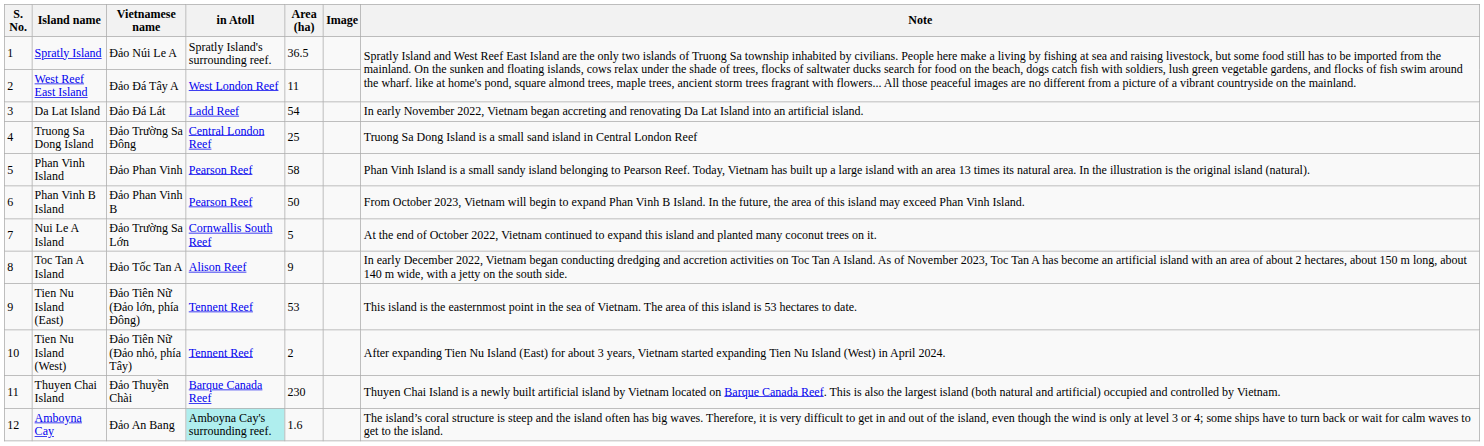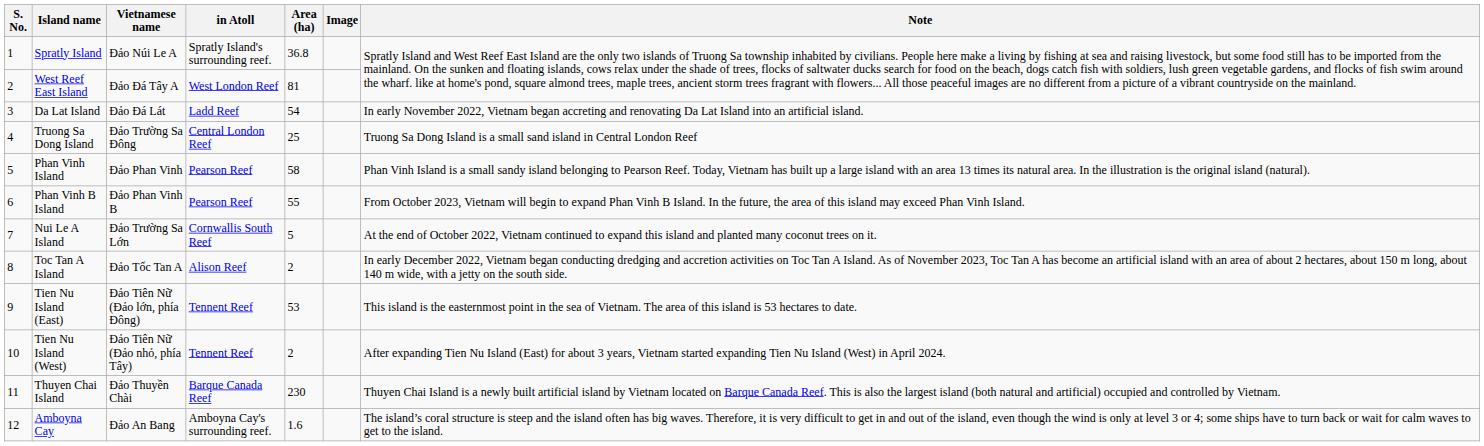(298, 53) 36.5 -> (298, 53) 36.8
(293, 85) 11 -> (294, 85) 81
(294, 202) 50 -> (294, 202) 55
(291, 267) 9 -> (291, 267) 2
(230, 424) paleturquoise background -> (230, 424) no background
